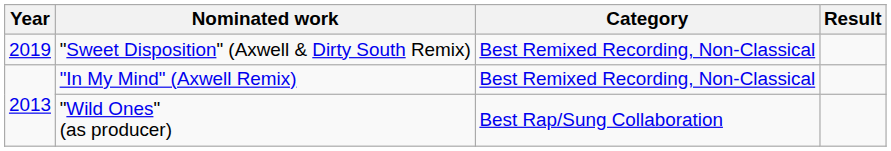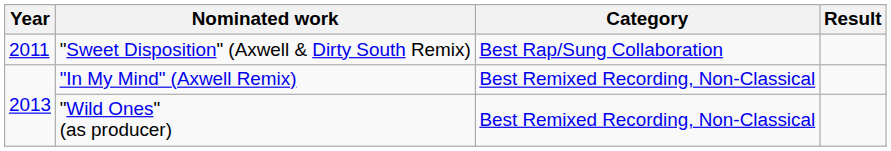(30, 49) 2019 -> (29, 49) 2011
(647, 49) Best Remixed Recording, Non-Classical -> (601, 49) Best Rap/Sung Collaboration
(601, 119) Best Rap/Sung Collaboration -> (647, 119) Best Remixed Recording, Non-Classical
